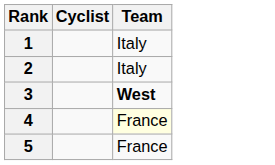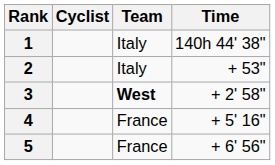+ column: (220, 17)
(142, 120) lightyellow background -> (142, 120) no background
